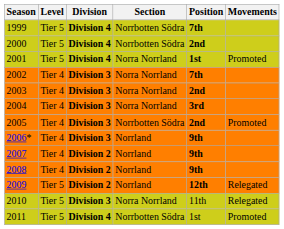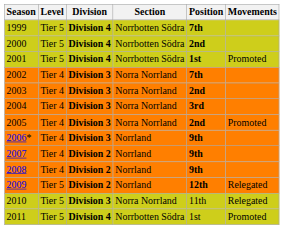(146, 59) Norra Norrland -> (150, 59) Norrbotten Södra
(150, 122) Norrbotten Södra -> (146, 122) Norra Norrland
